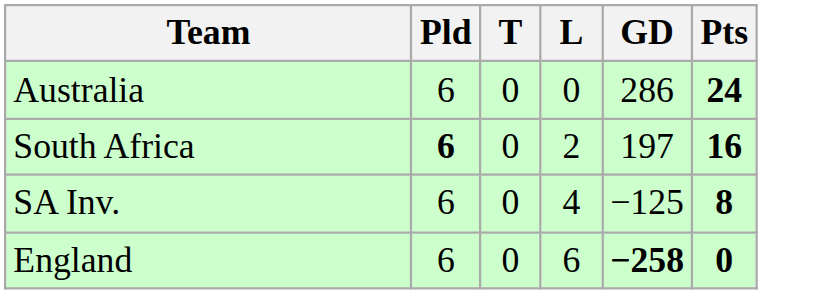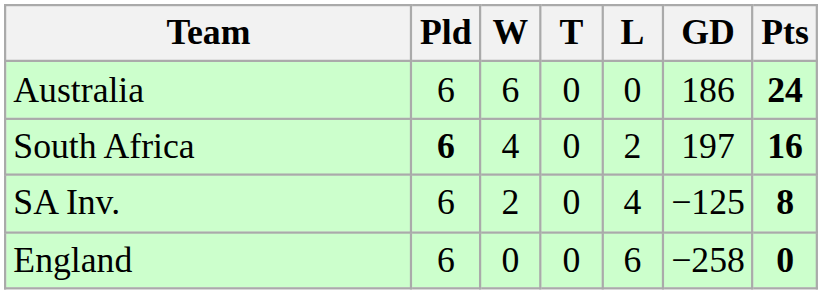+ column: (510, 32)
(647, 89) 286 -> (708, 89) 186
(647, 259) bold -> (708, 259) normal
